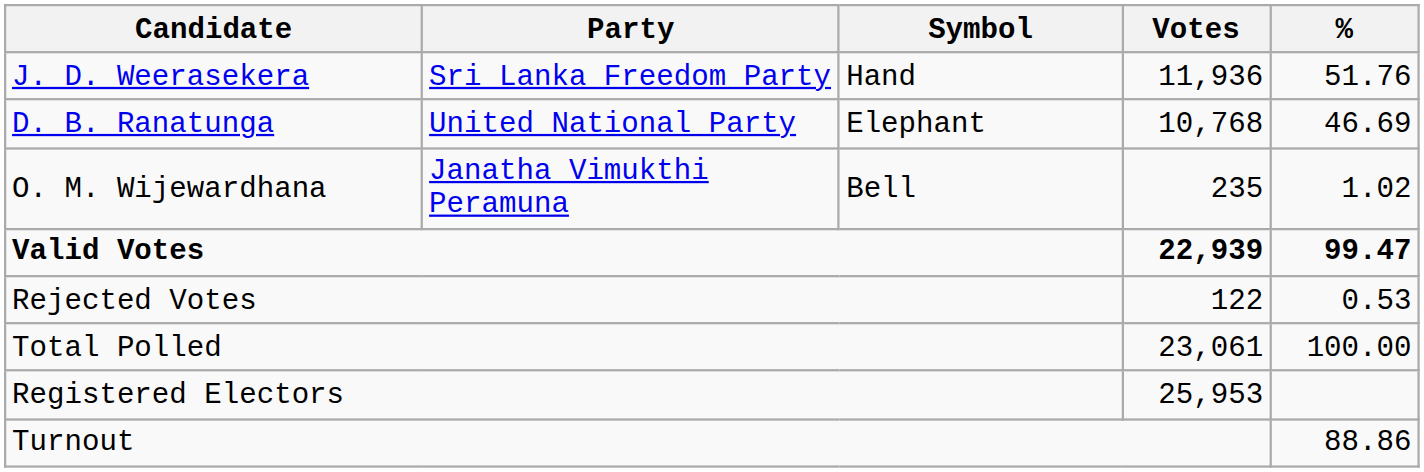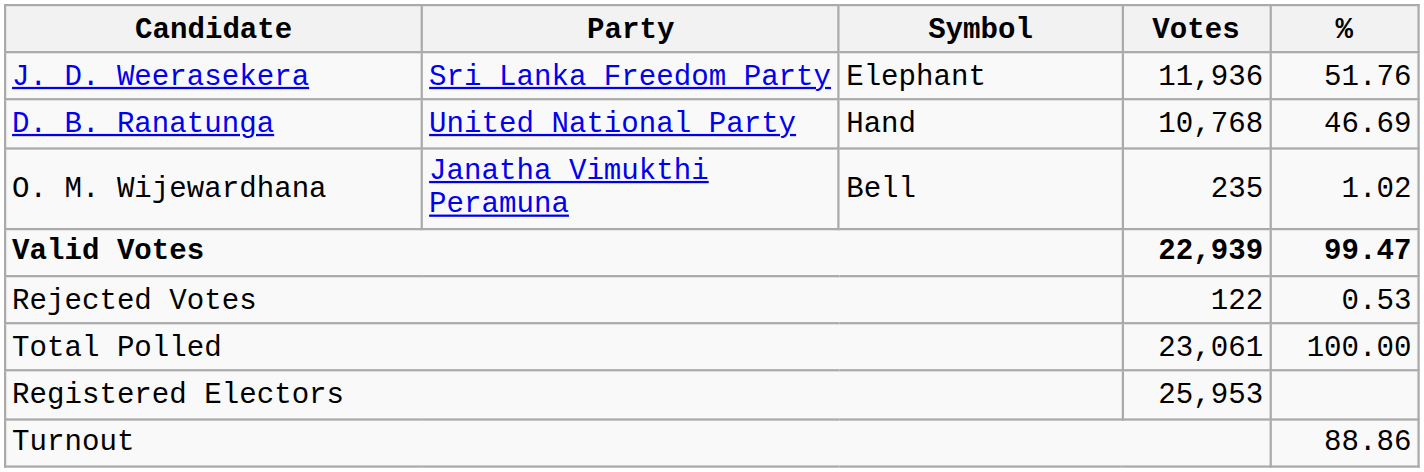(881, 76) Hand -> (916, 76) Elephant
(916, 124) Elephant -> (881, 124) Hand
